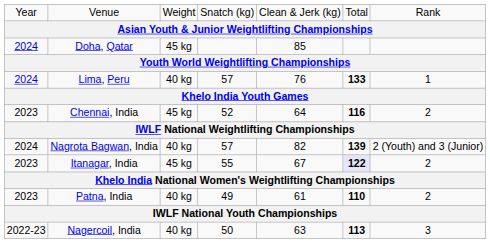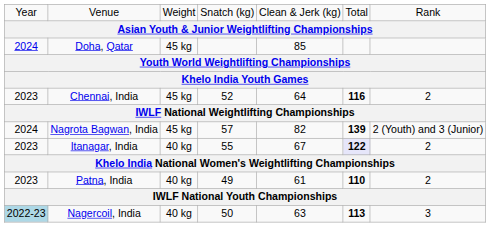- row: (104, 79)
(179, 146) 40 kg -> (179, 130) 45 kg
(179, 163) 45 kg -> (179, 146) 40 kg
(26, 230) no background -> (26, 213) lightblue background
